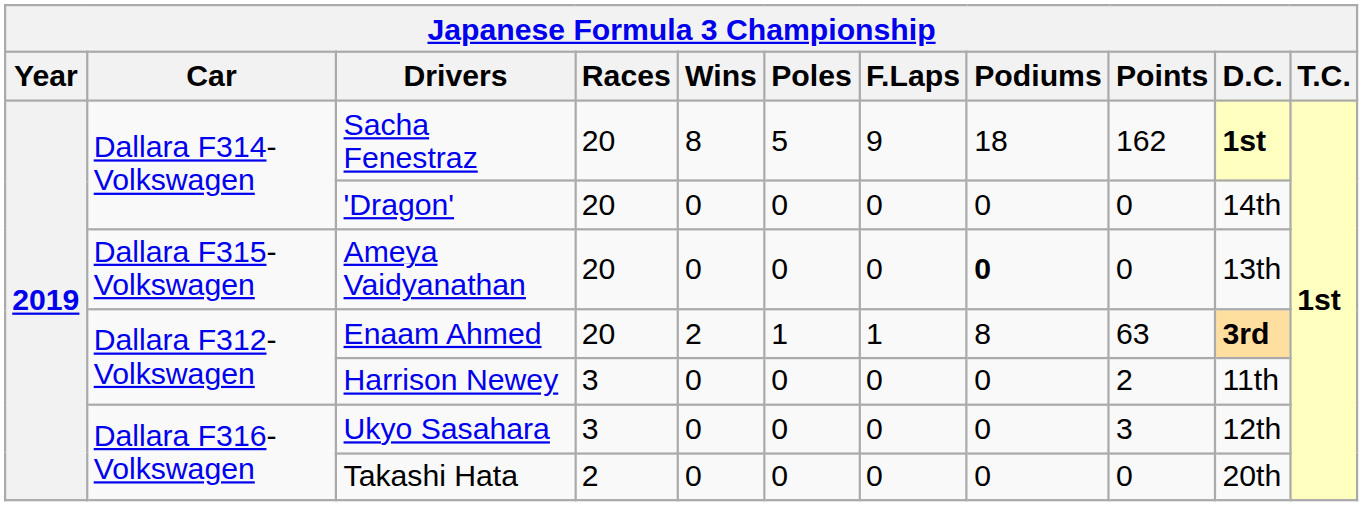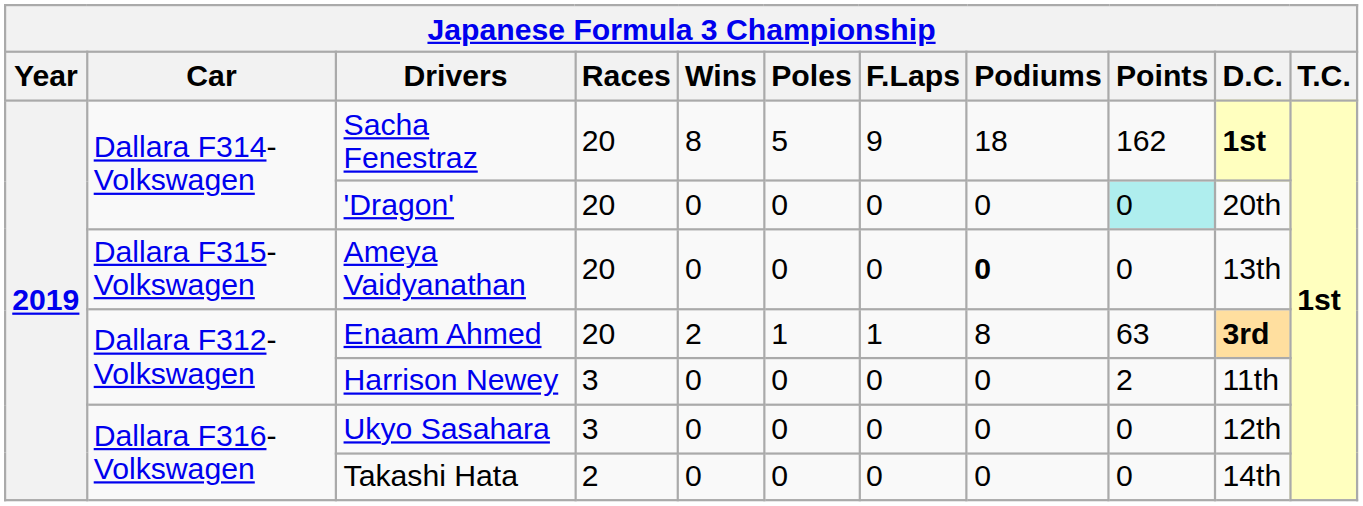(1124, 205) no background -> (1124, 205) paleturquoise background
(1252, 205) 14th -> (1252, 205) 20th
(1124, 428) 3 -> (1124, 428) 0
(1252, 476) 20th -> (1252, 476) 14th
